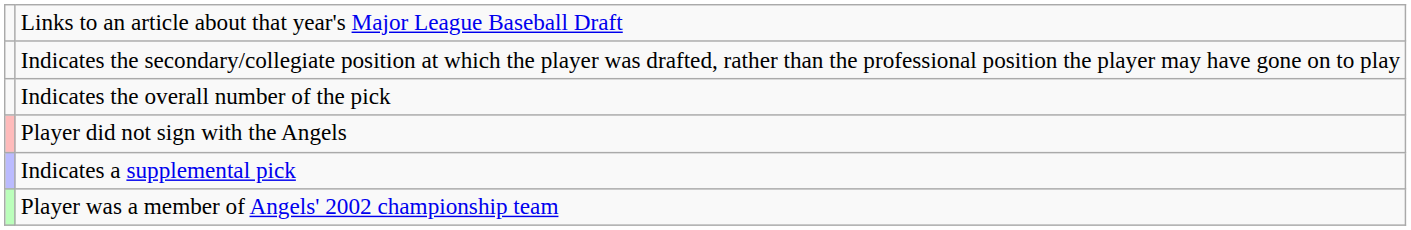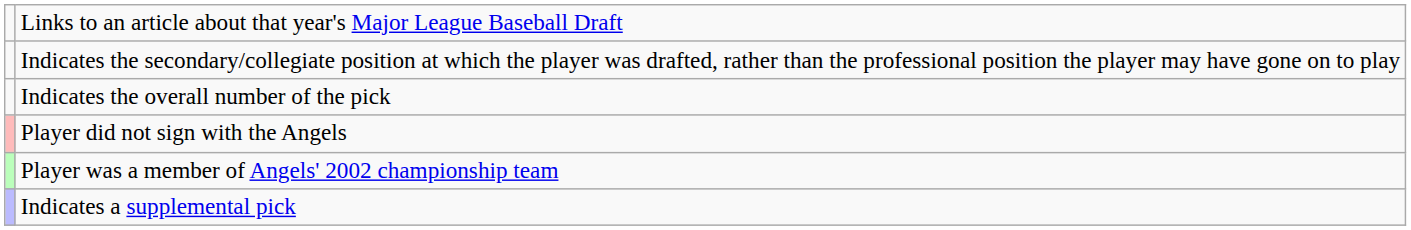rows swapped: (158, 170) <-> (290, 206)
